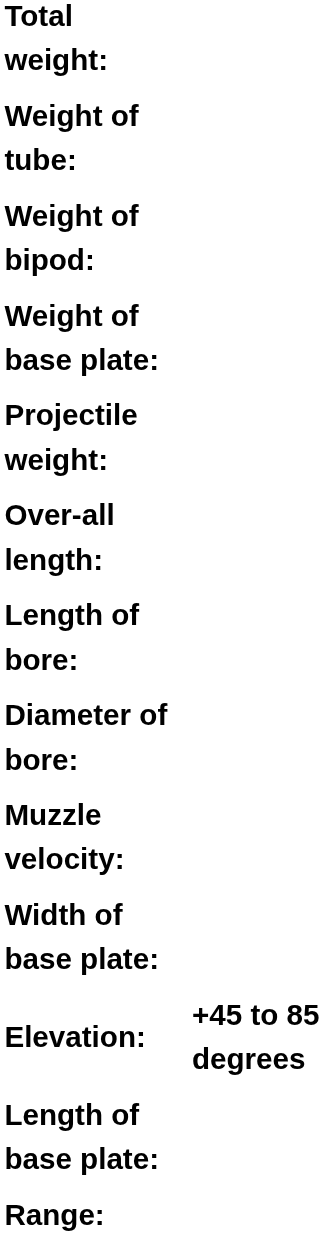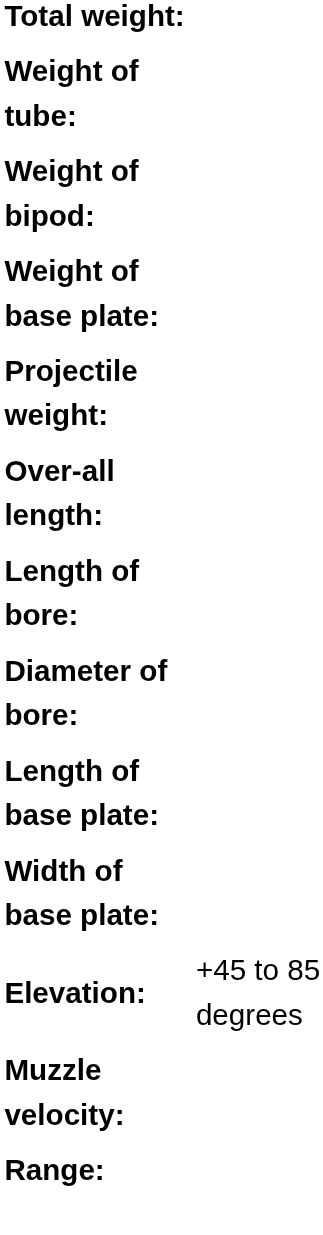rows swapped: (82, 1137) <-> (64, 837)
(256, 1037) bold -> (258, 992) normal
